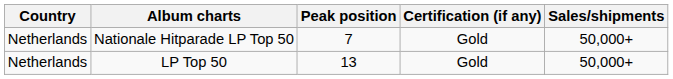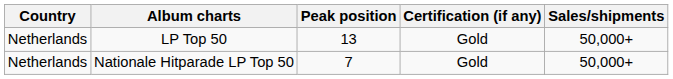rows swapped: (194, 62) <-> (194, 39)
